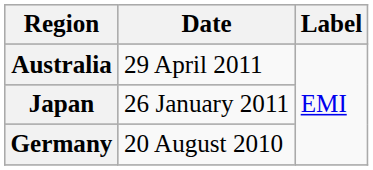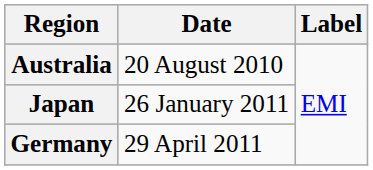(193, 64) 29 April 2011 -> (204, 64) 20 August 2010
(204, 143) 20 August 2010 -> (193, 143) 29 April 2011
